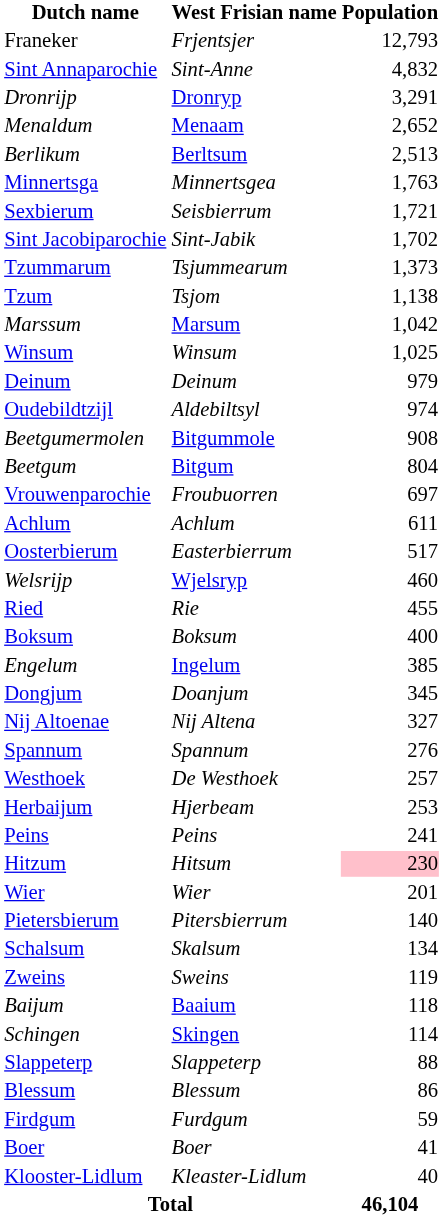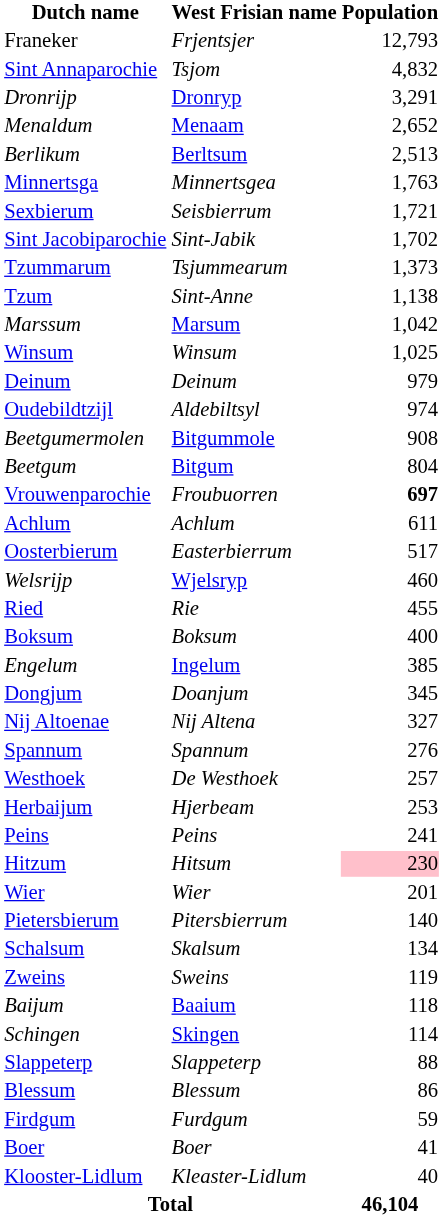(212, 69) Sint-Anne -> (196, 69) Tsjom
(196, 296) Tsjom -> (212, 296) Sint-Anne
(423, 494) normal -> (423, 494) bold
